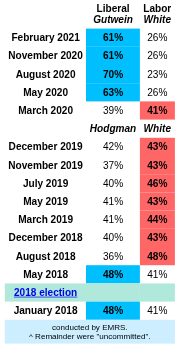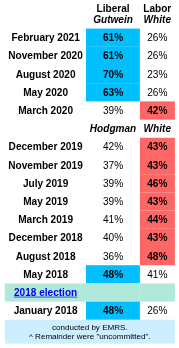(157, 110) 41% -> (157, 110) 42%
(113, 183) 40% -> (113, 183) 39%
(113, 201) 41% -> (113, 201) 39%
(157, 311) 41% -> (157, 311) 26%
